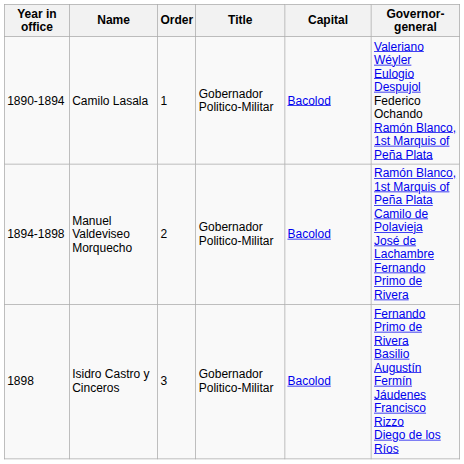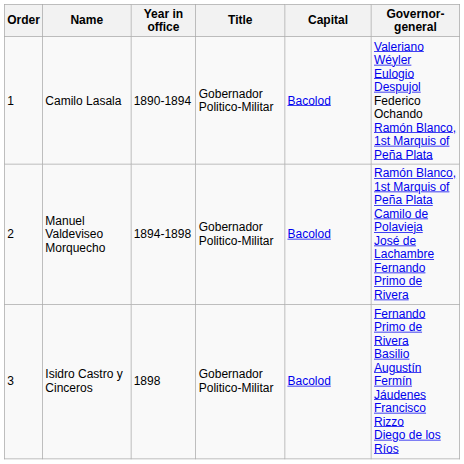columns swapped: (177, 20) <-> (37, 20)
